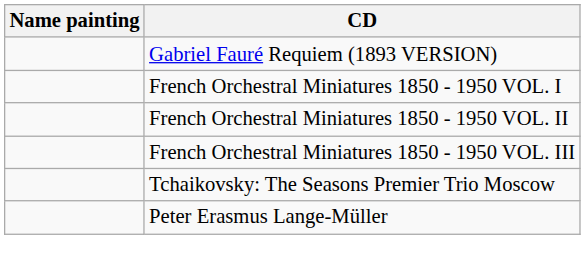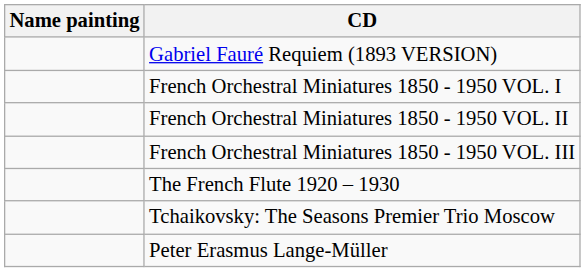+ row: (274, 184)
